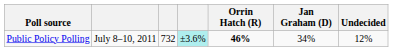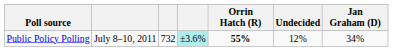columns swapped: (306, 17) <-> (363, 23)
(241, 38) 46% -> (241, 38) 55%
